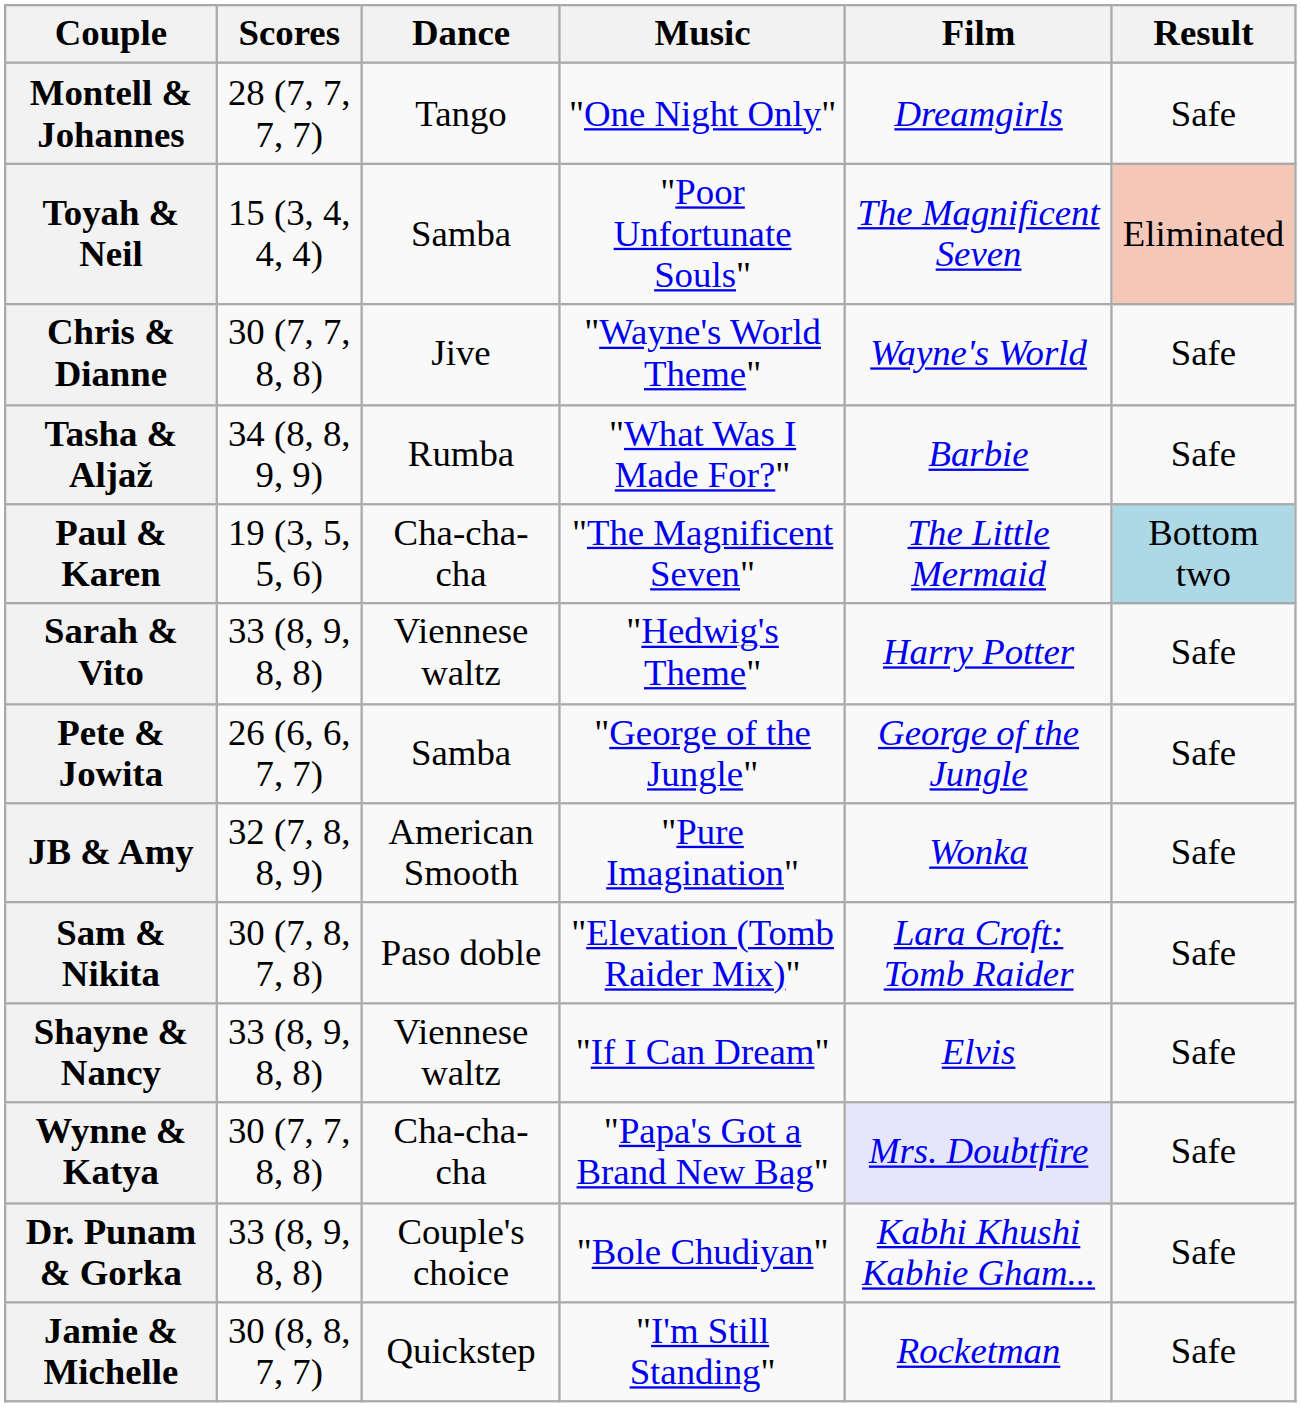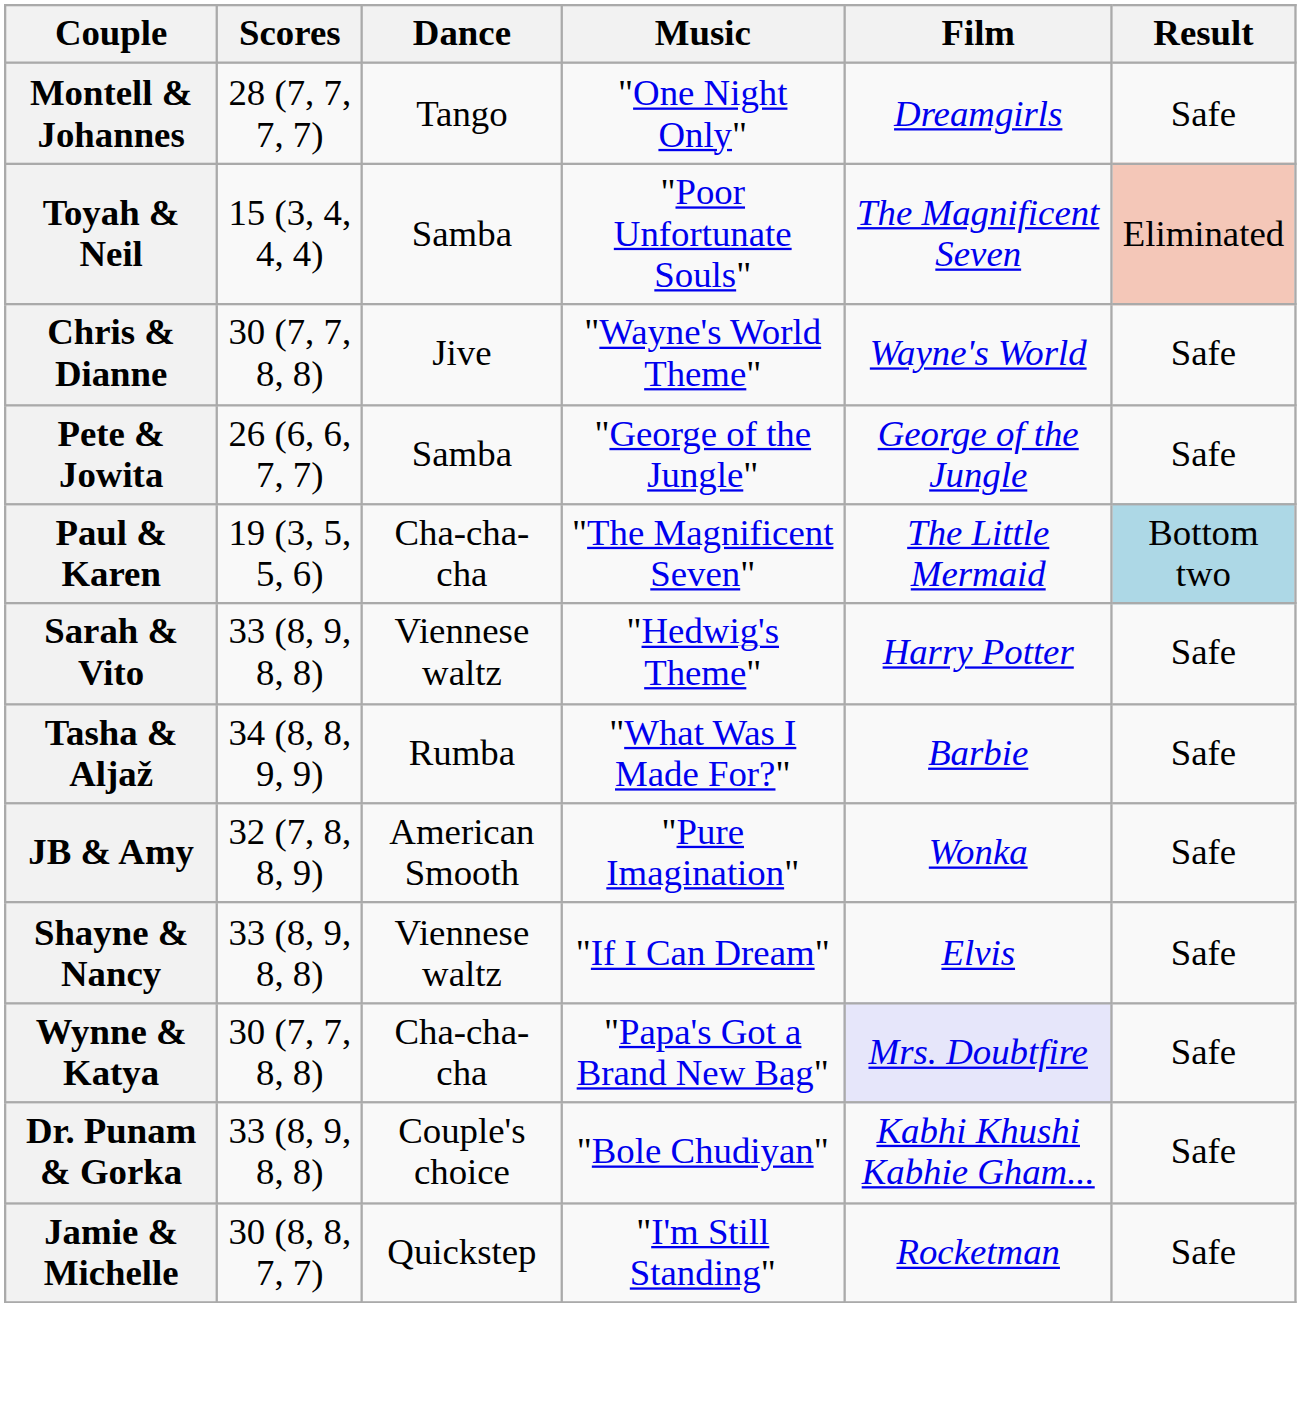rows swapped: (111, 453) <-> (111, 752)
- row: (111, 952)
